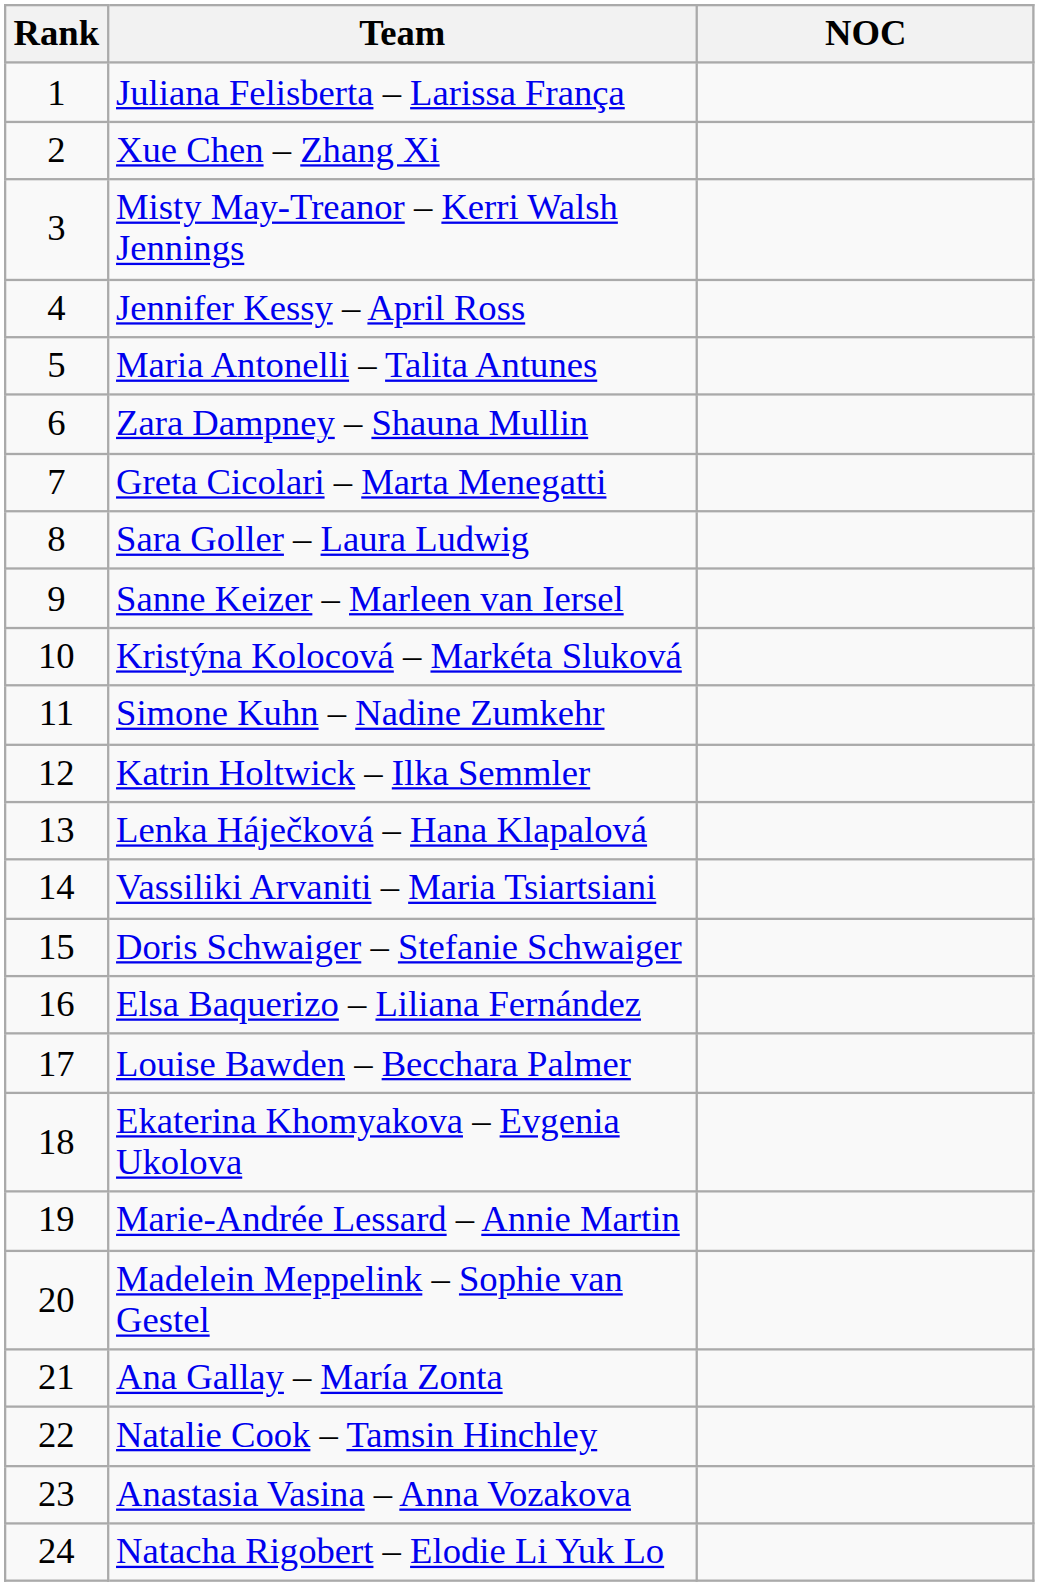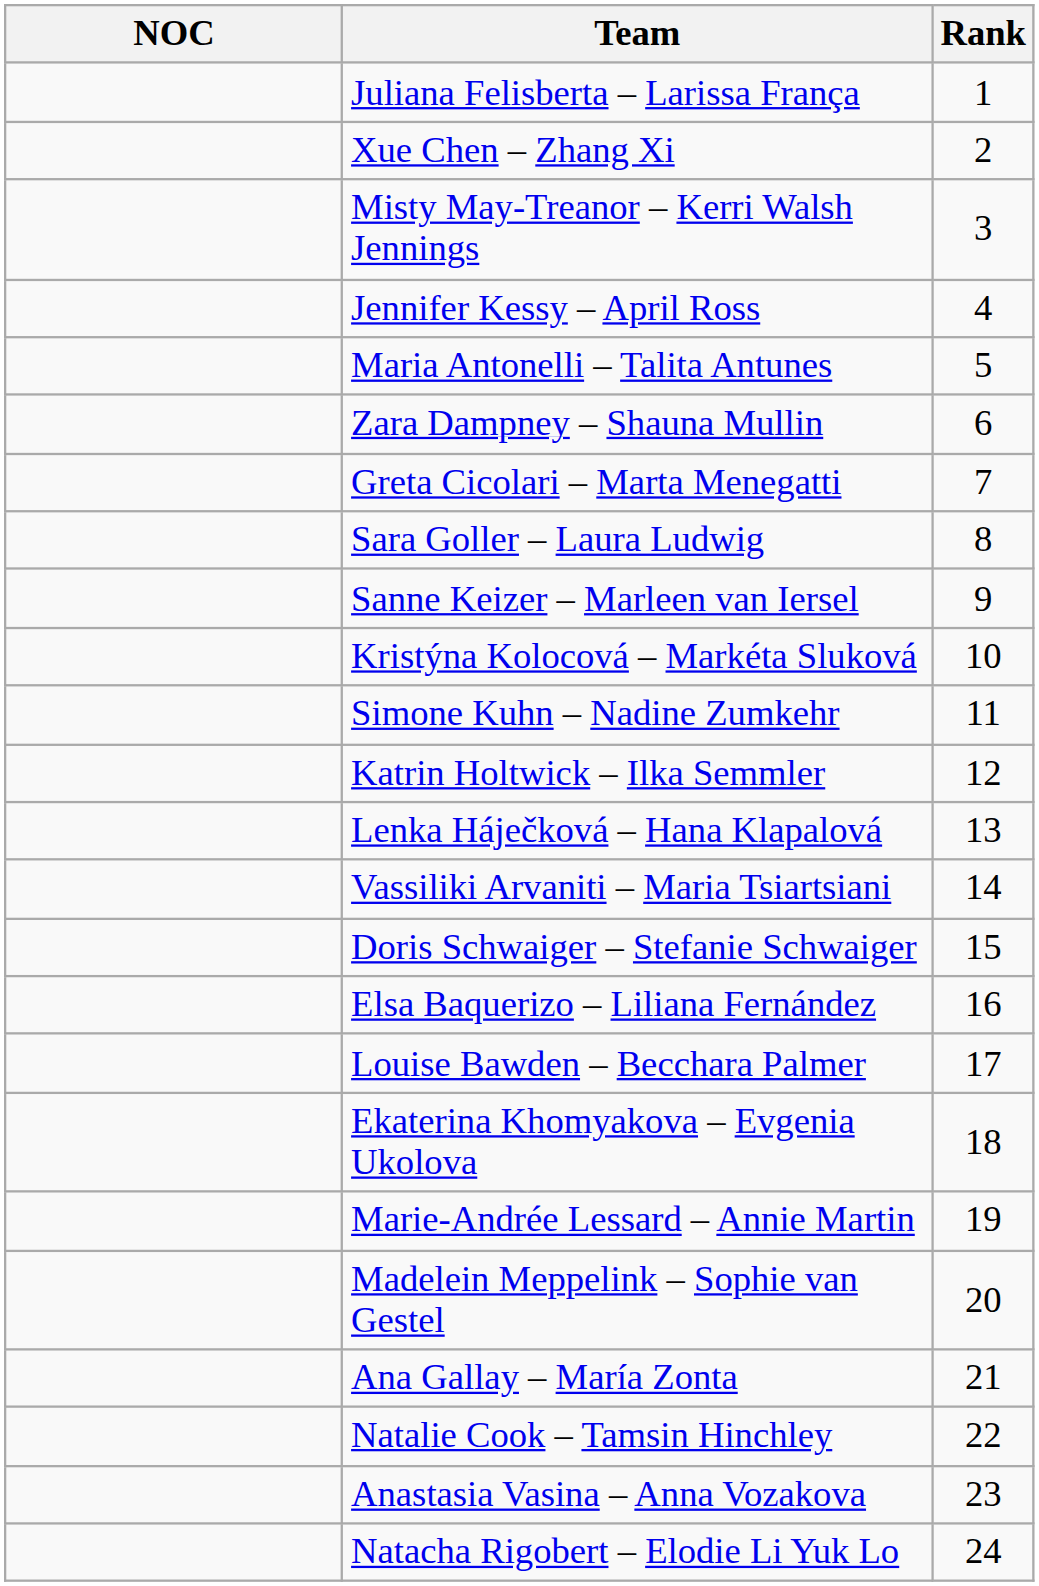columns swapped: (56, 33) <-> (866, 33)
